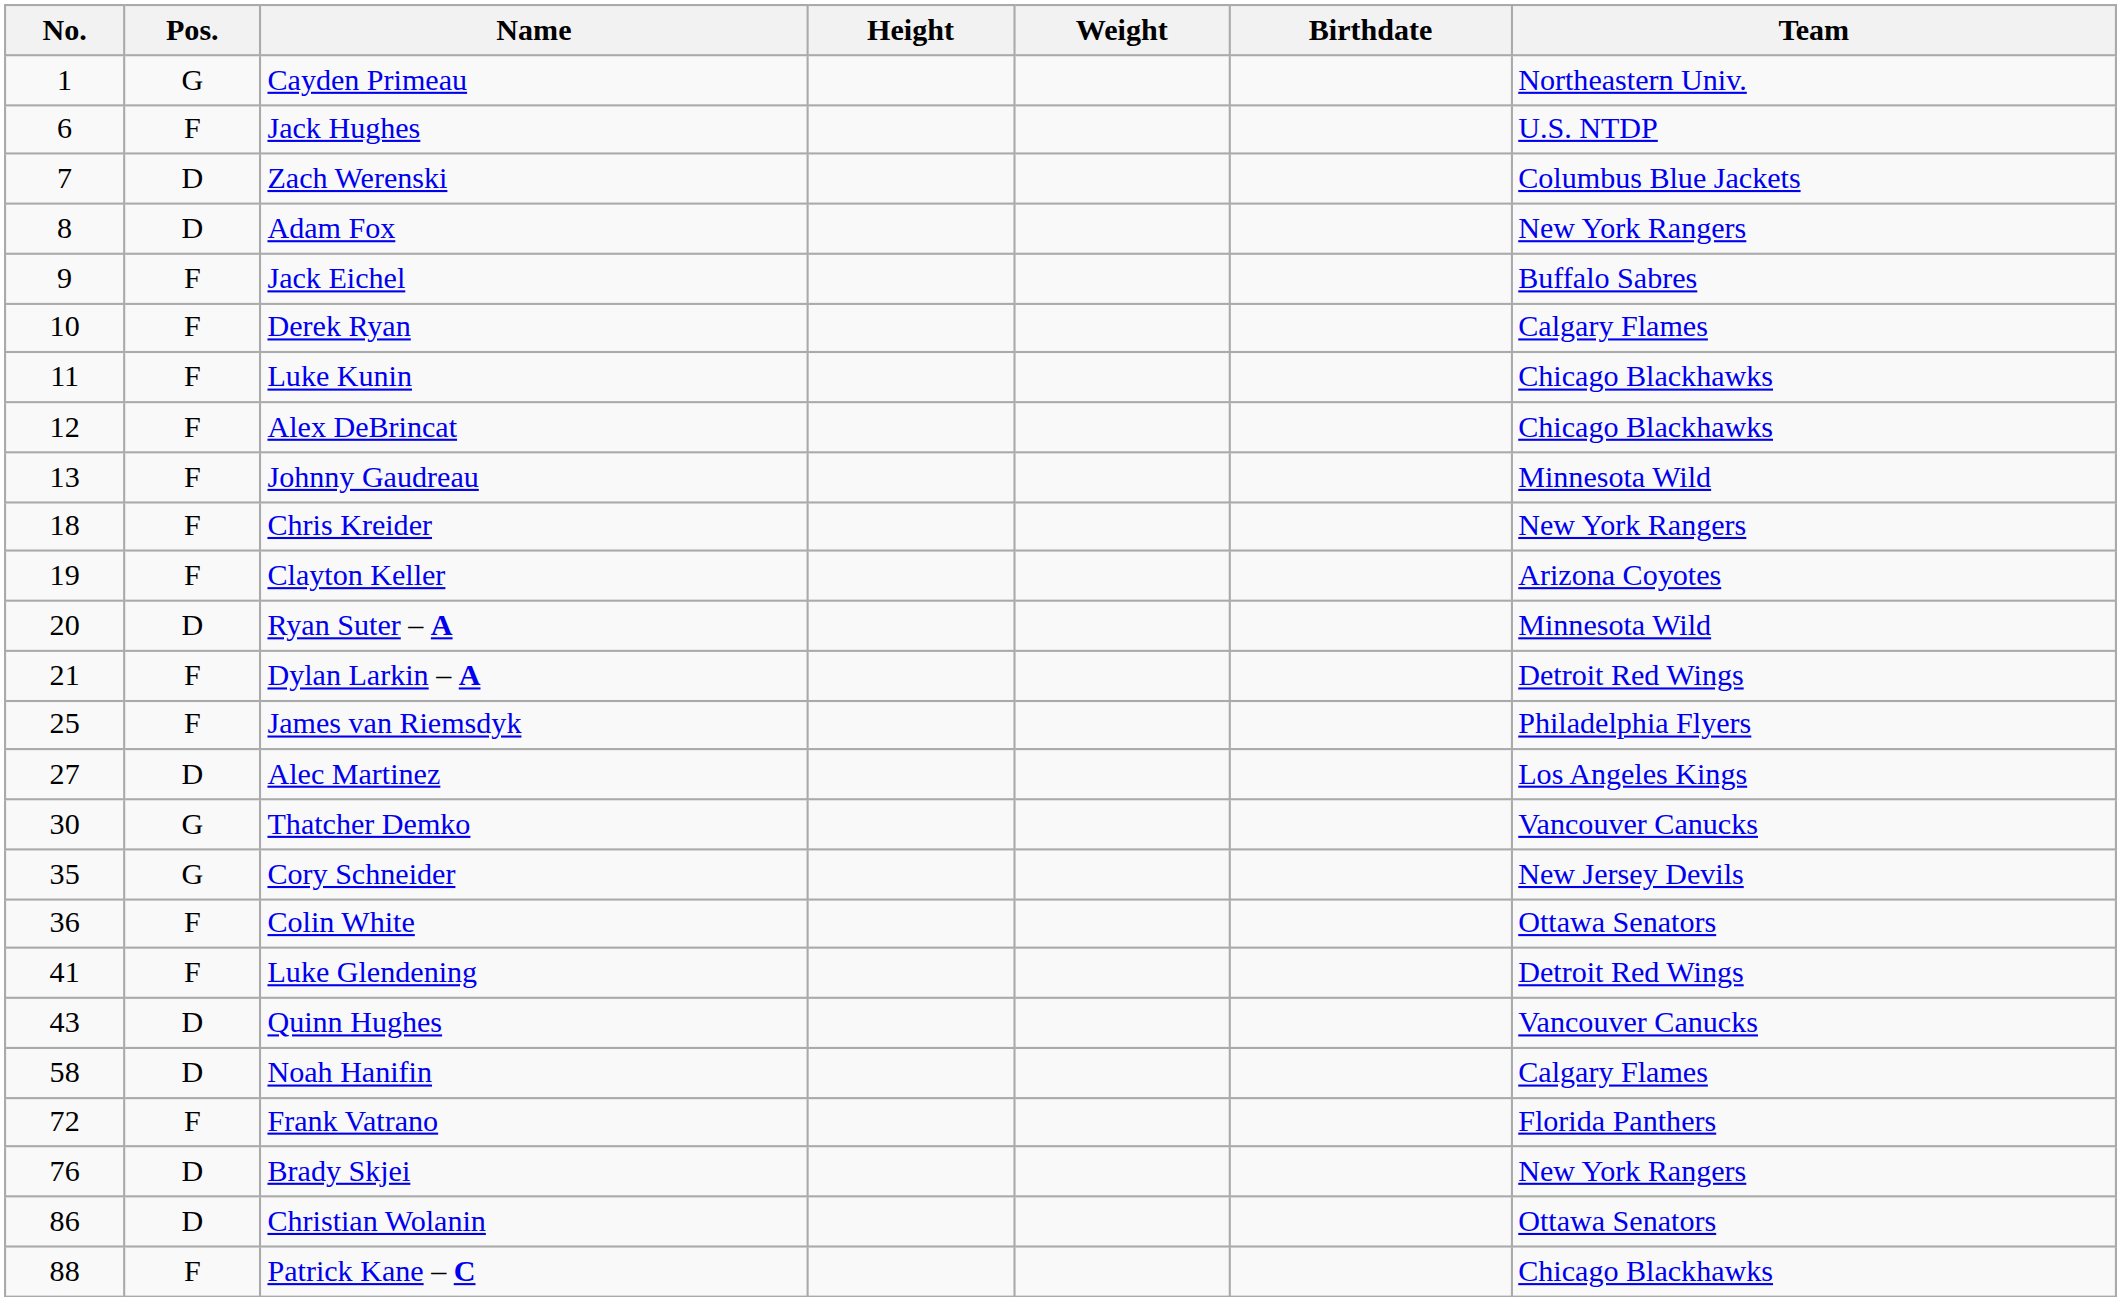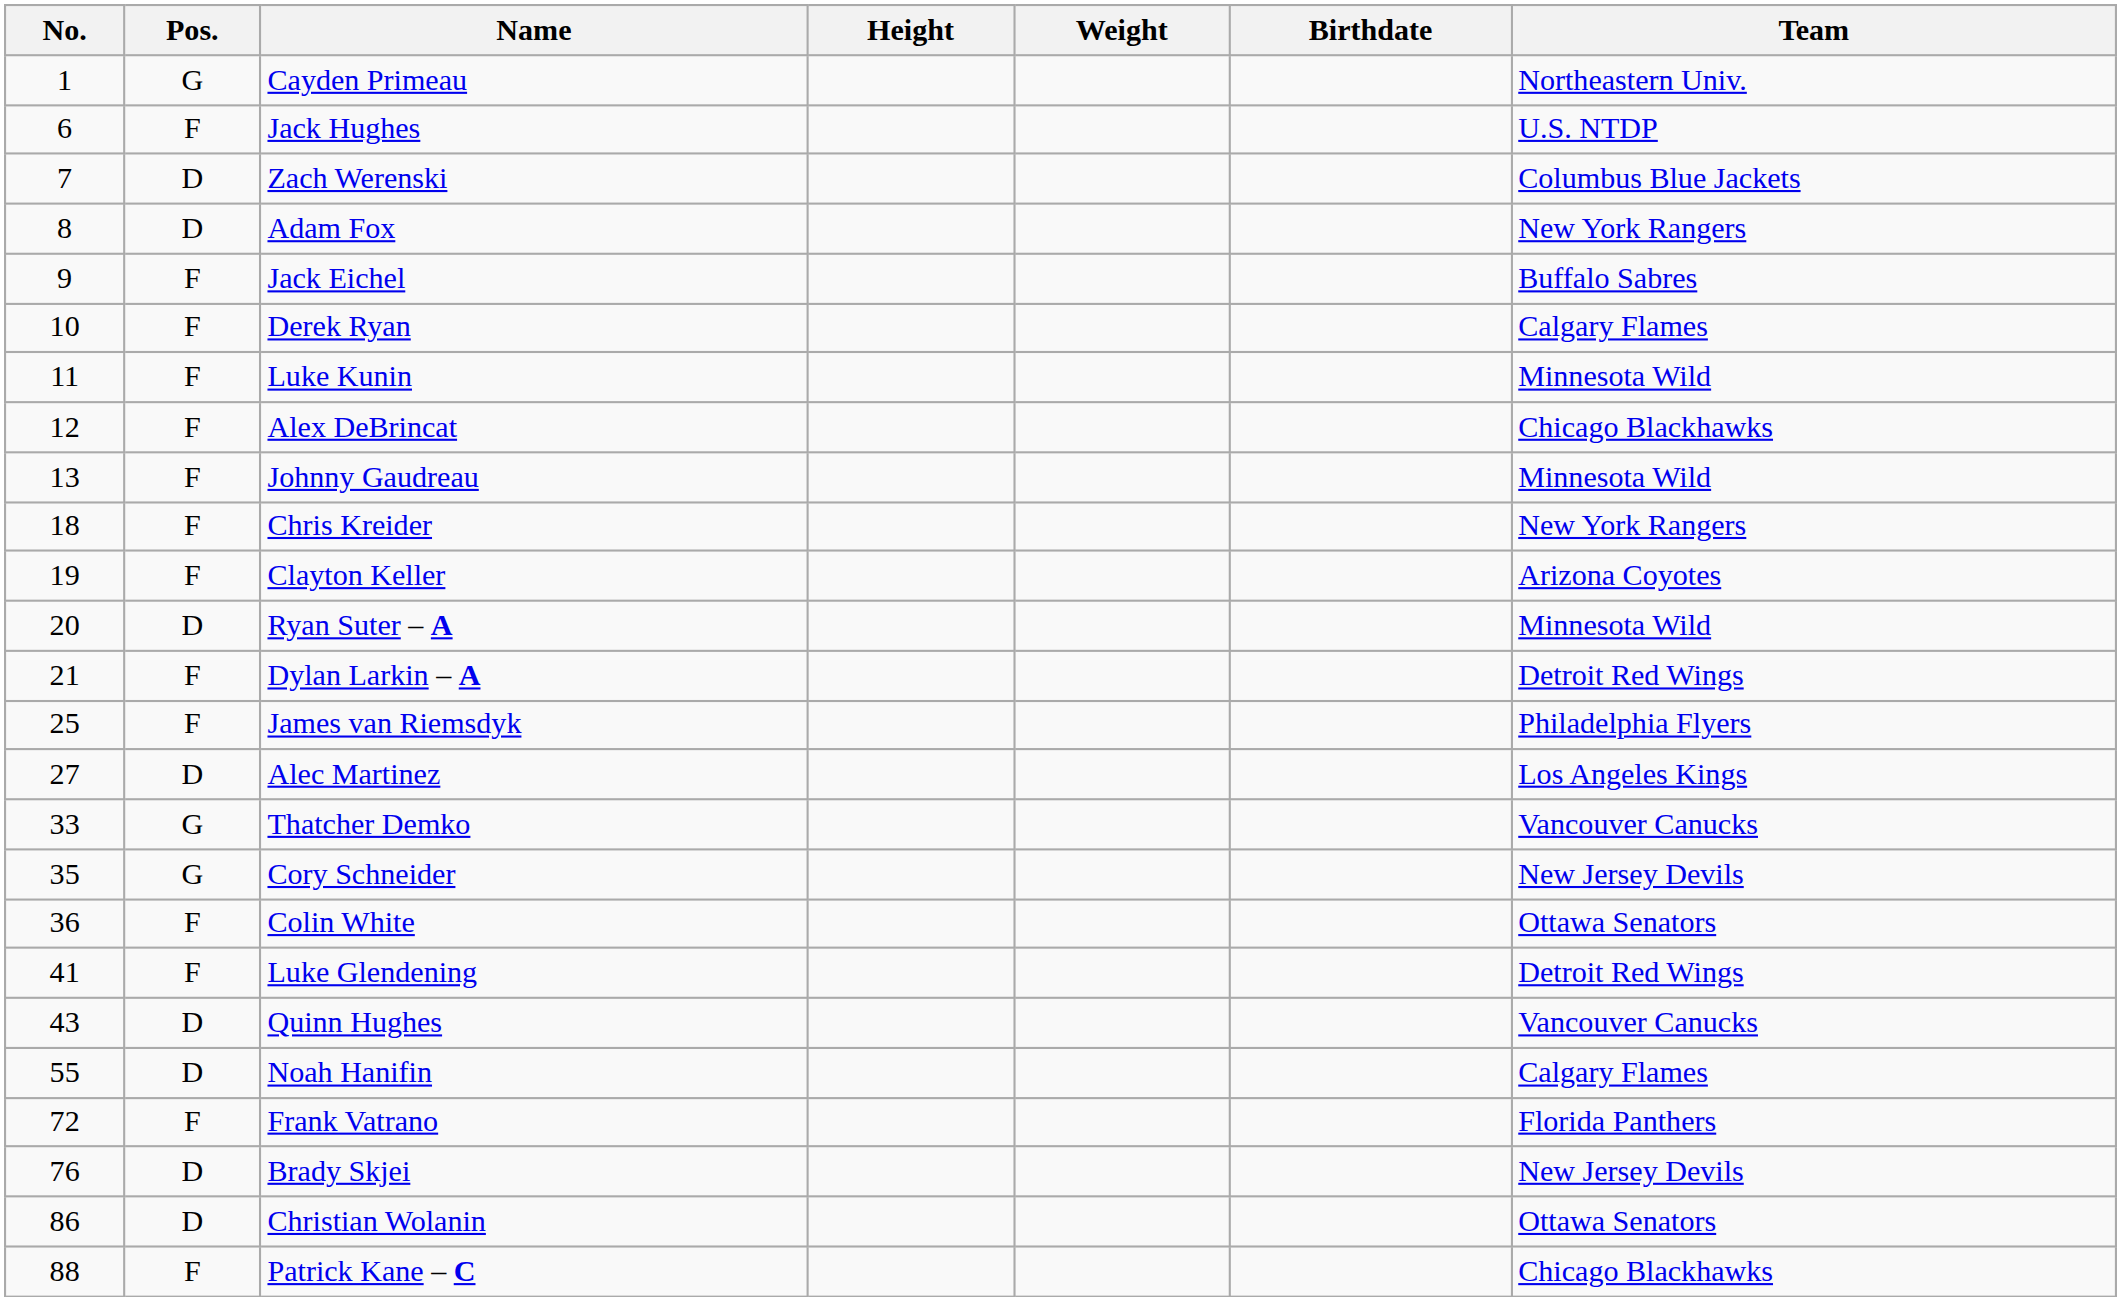(1646, 377) Chicago Blackhawks -> (1615, 377) Minnesota Wild
(65, 823) 30 -> (65, 823) 33
(65, 1072) 58 -> (65, 1072) 55
(1632, 1171) New York Rangers -> (1631, 1171) New Jersey Devils
